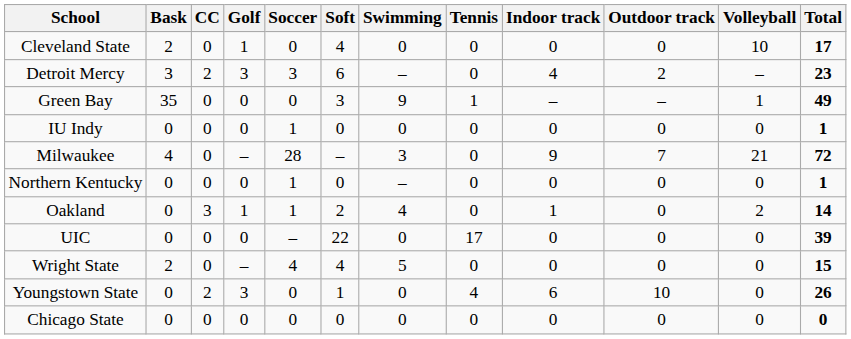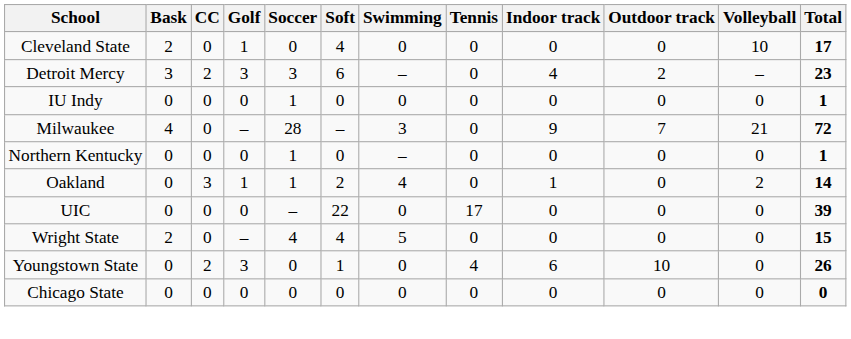- row: (75, 100)
